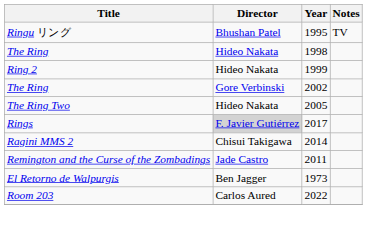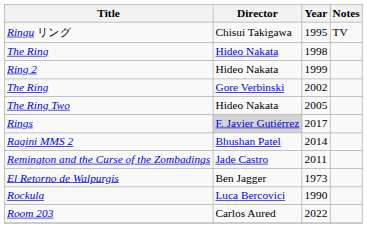(248, 32) Bhushan Patel -> (254, 32) Chisui Takigawa
(254, 141) Chisui Takigawa -> (248, 141) Bhushan Patel
+ row: (26, 195)
